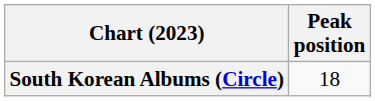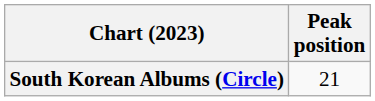(329, 78) 18 -> (329, 78) 21
